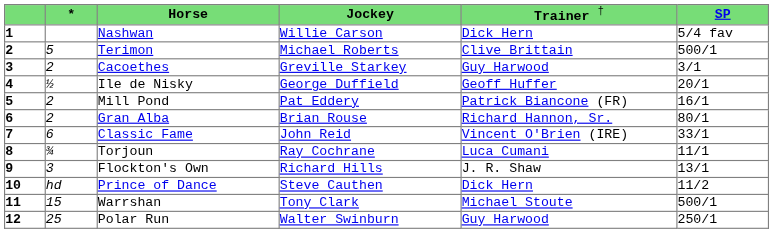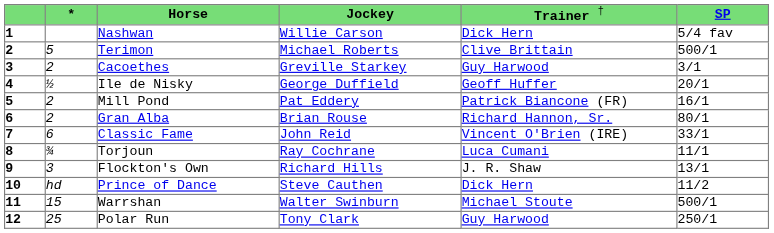(319, 203) Tony Clark -> (339, 203) Walter Swinburn
(339, 220) Walter Swinburn -> (319, 220) Tony Clark
